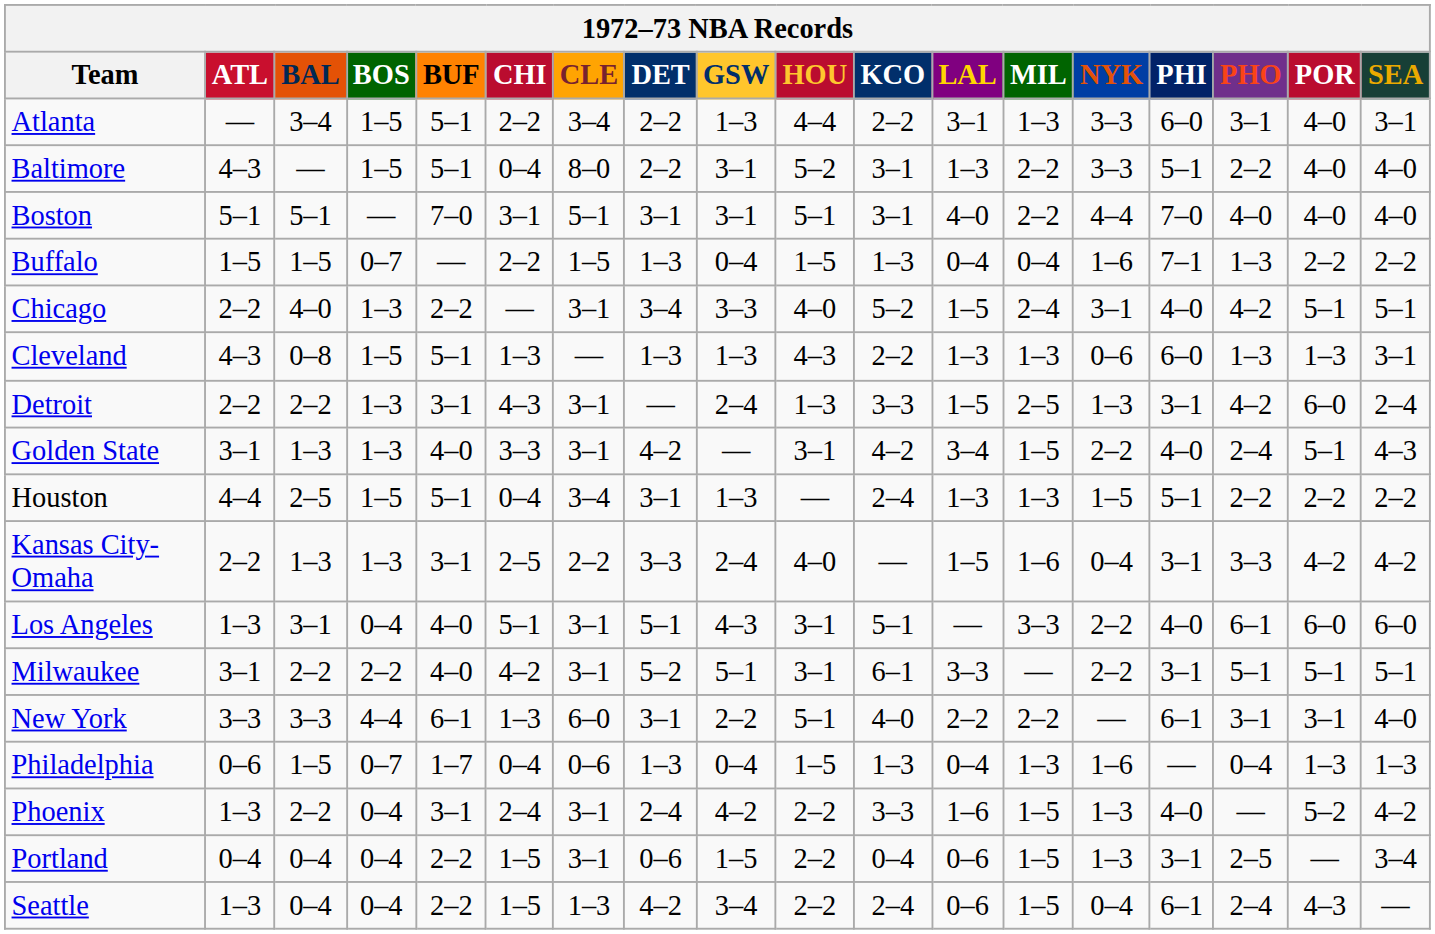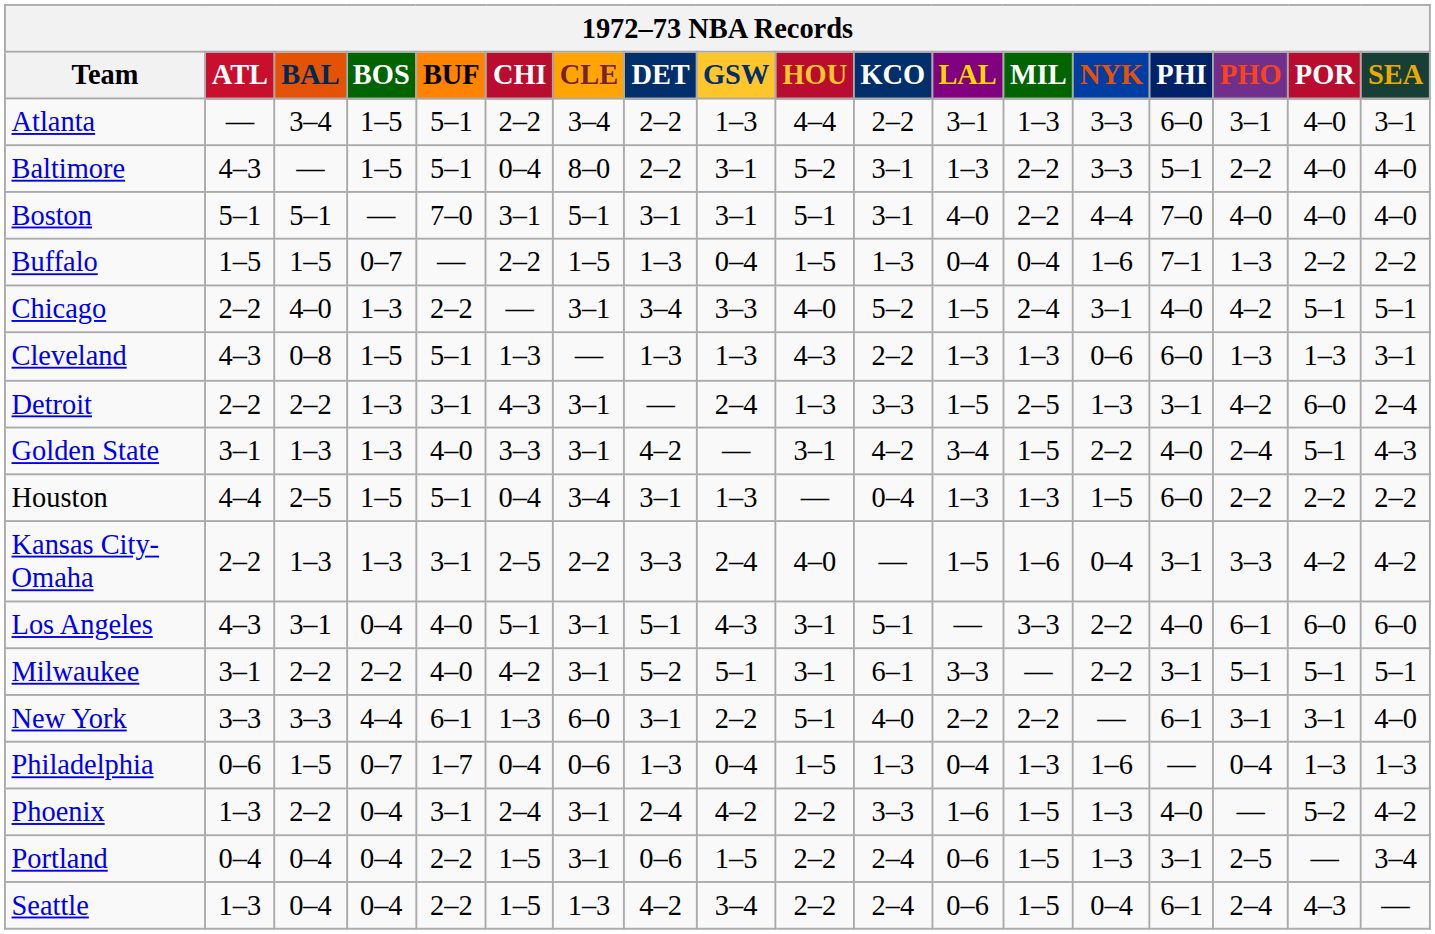(893, 496) 2–4 -> (893, 496) 0–4
(1182, 496) 5–1 -> (1182, 496) 6–0
(240, 624) 1–3 -> (240, 624) 4–3
(893, 858) 0–4 -> (893, 858) 2–4
